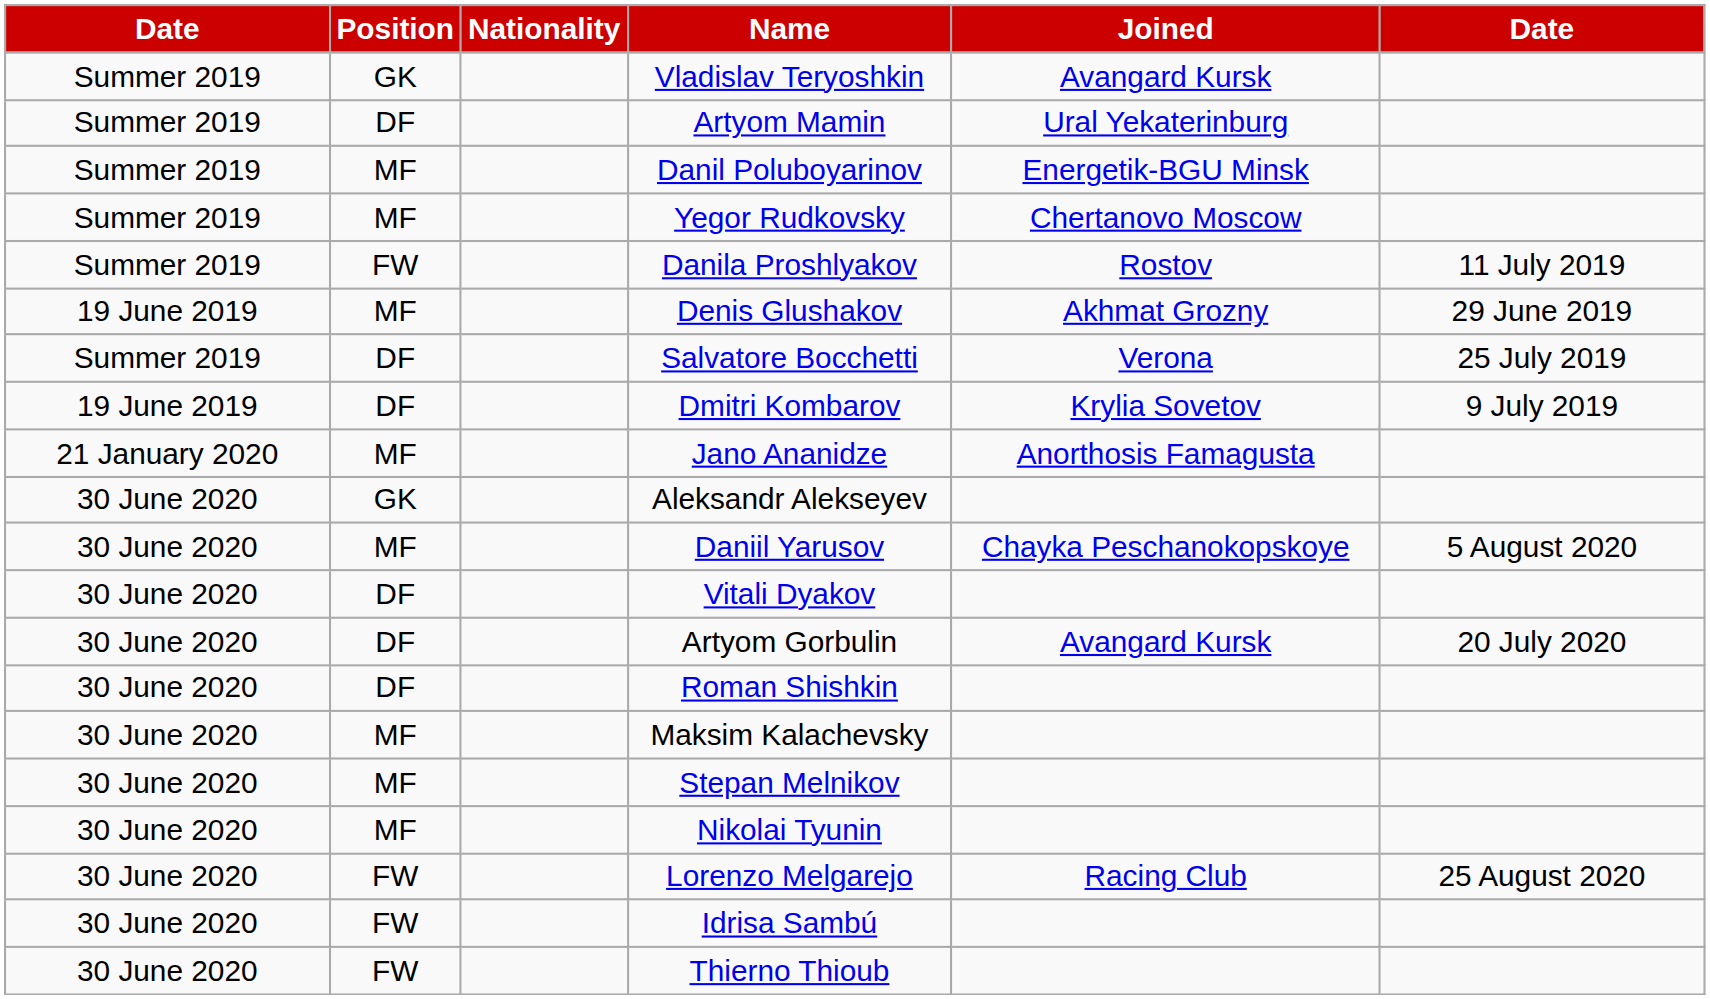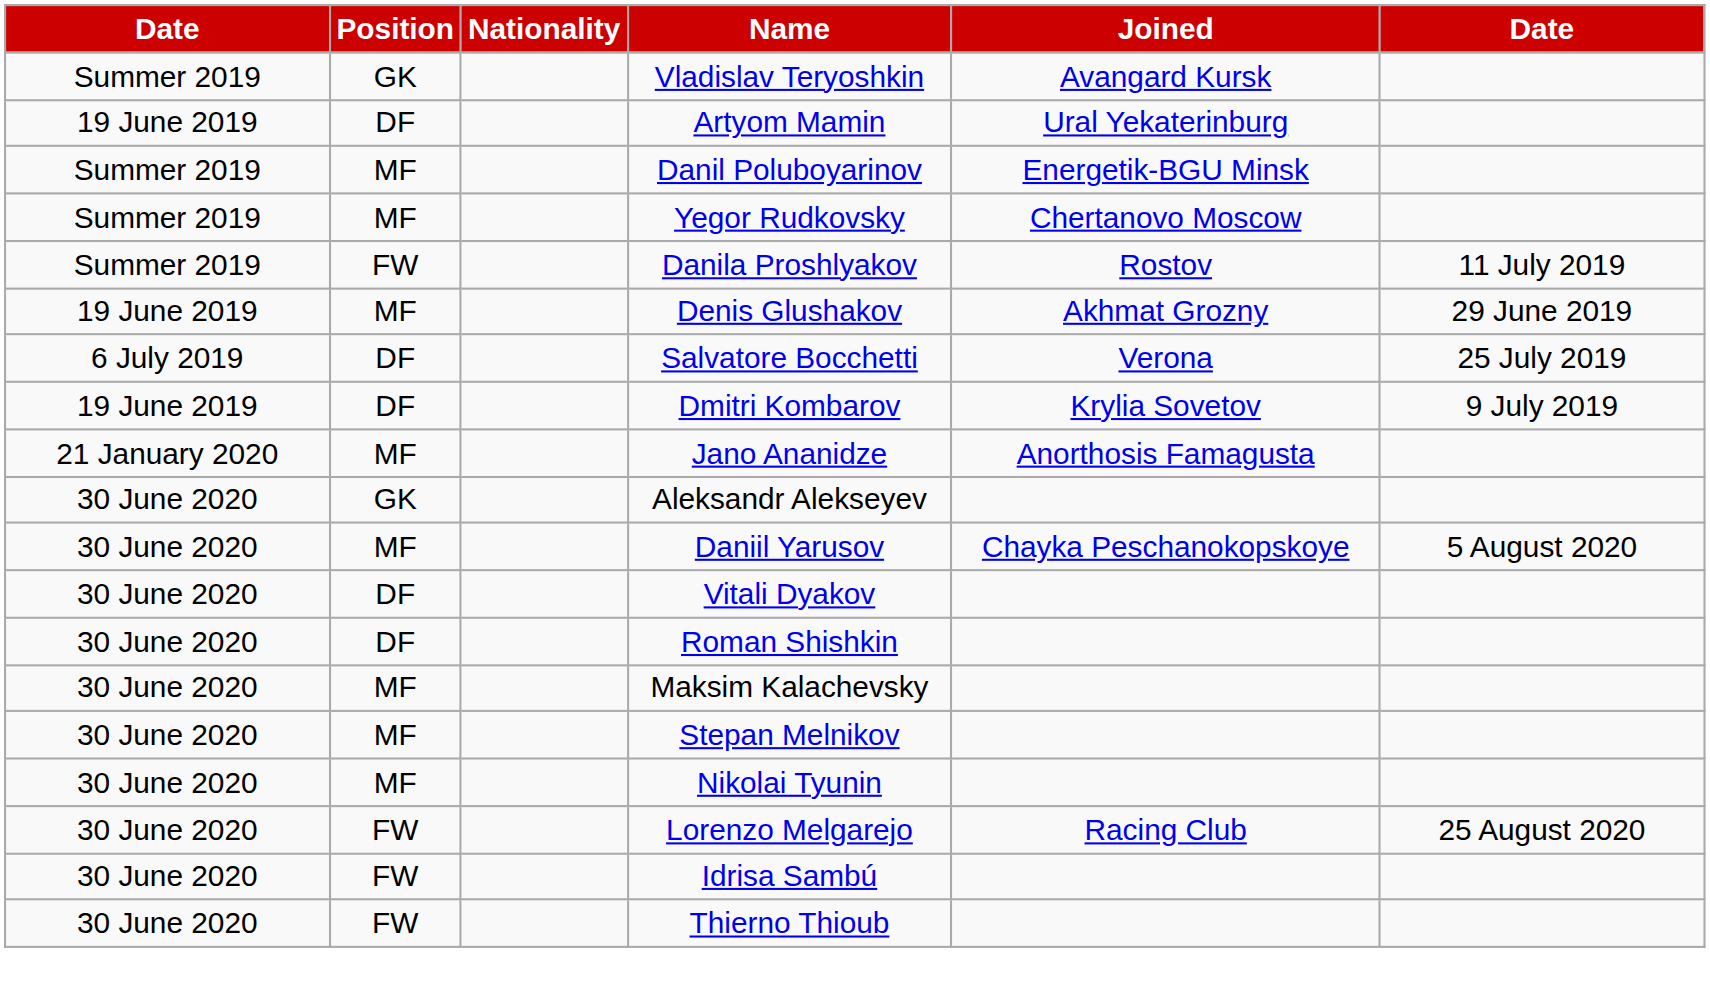(167, 123) Summer 2019 -> (167, 123) 19 June 2019
(167, 359) Summer 2019 -> (167, 359) 6 July 2019
- row: (789, 641)
